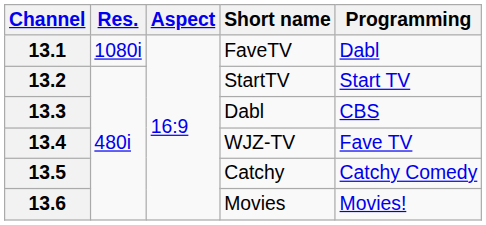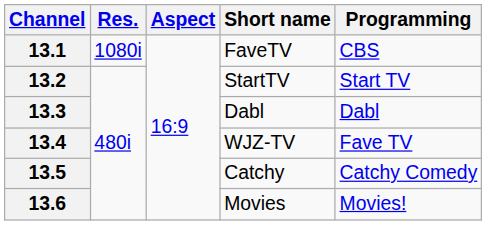(359, 50) Dabl -> (359, 50) CBS
(359, 111) CBS -> (359, 111) Dabl
